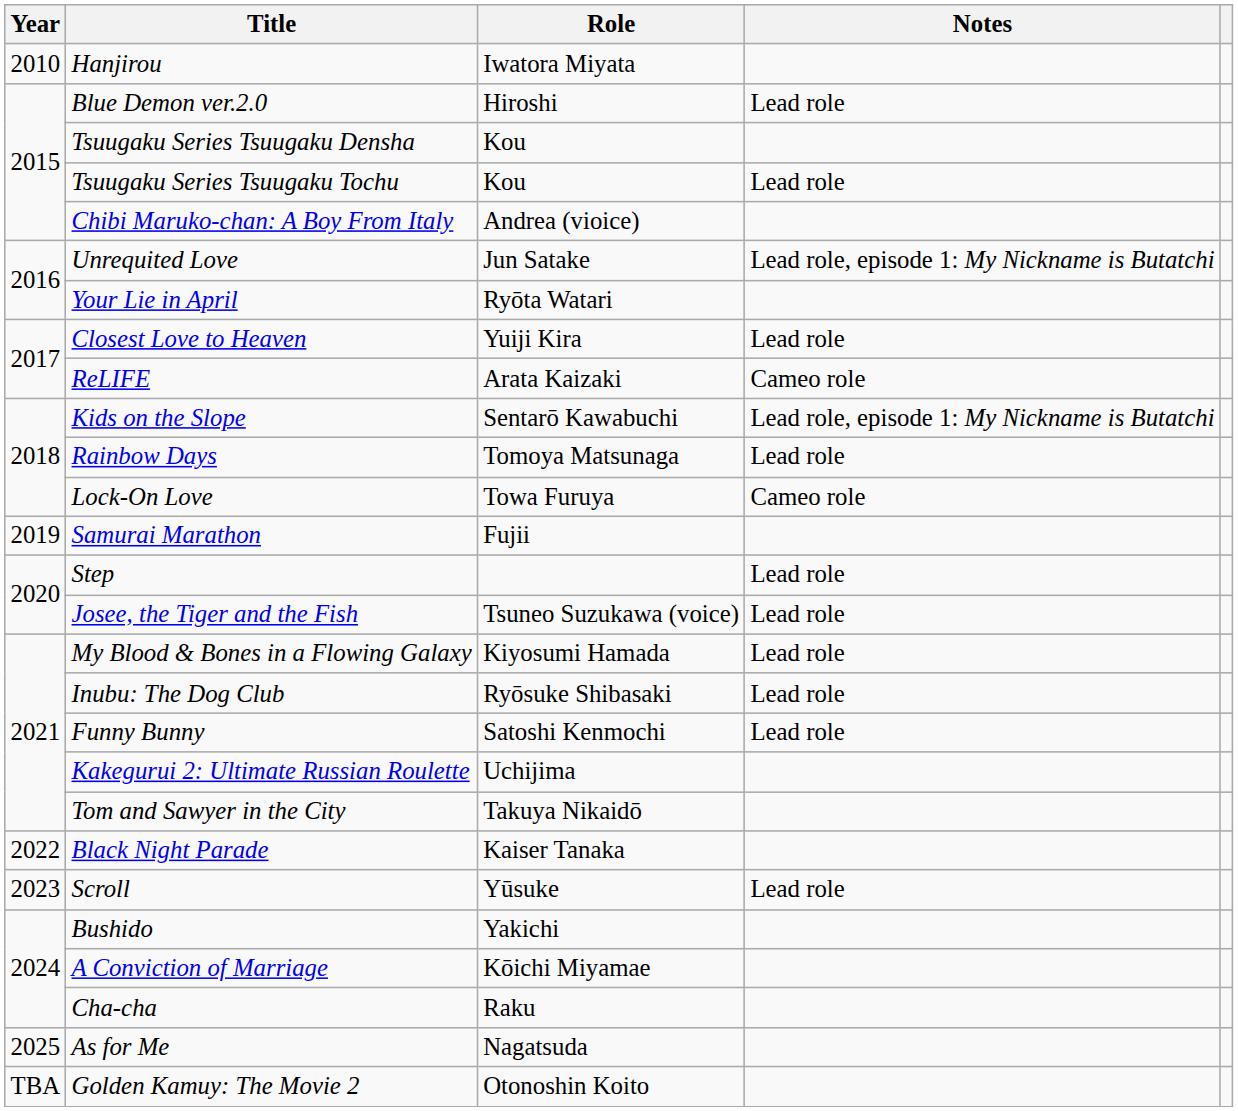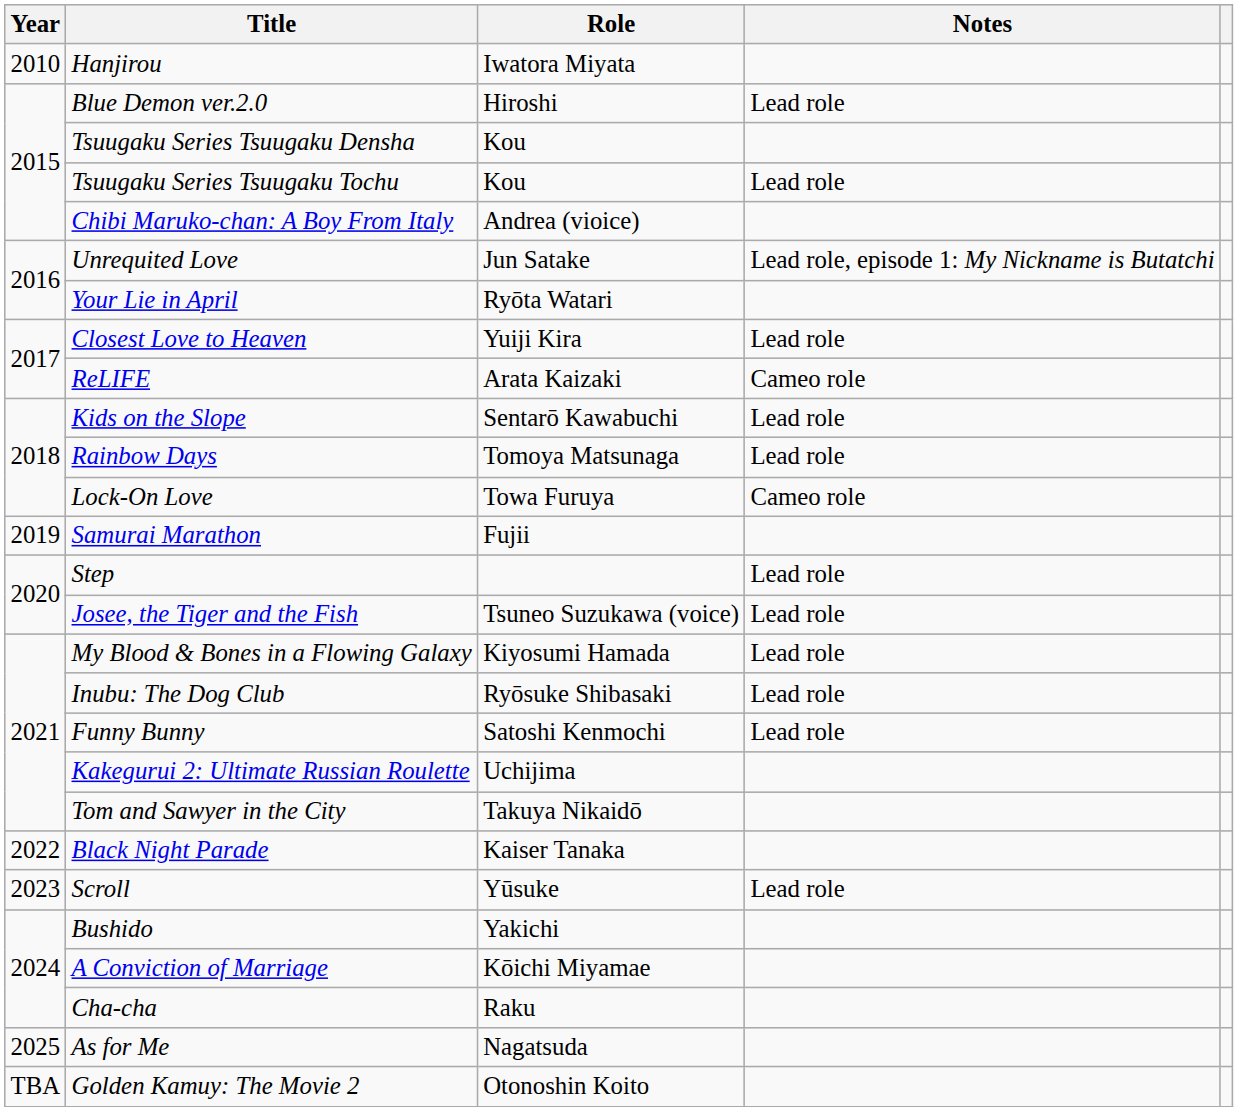(982, 417) Lead role, episode 1: My Nickname is Butatchi -> (798, 417) Lead role
